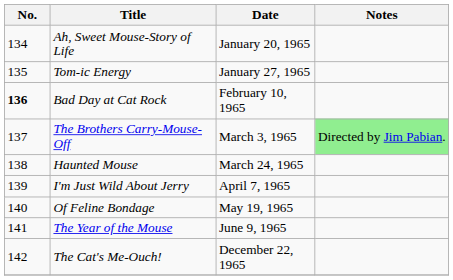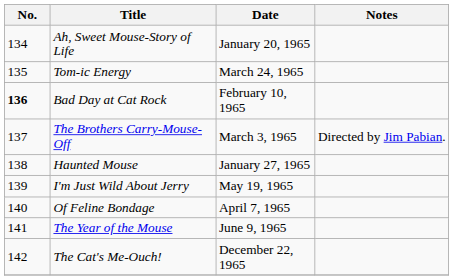(264, 72) January 27, 1965 -> (261, 72) March 24, 1965
(382, 136) lightgreen background -> (382, 136) no background
(261, 165) March 24, 1965 -> (264, 165) January 27, 1965
(255, 186) April 7, 1965 -> (256, 186) May 19, 1965
(256, 207) May 19, 1965 -> (255, 207) April 7, 1965
